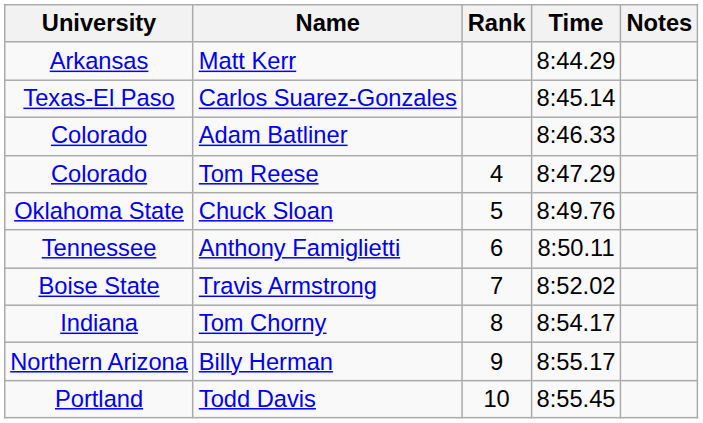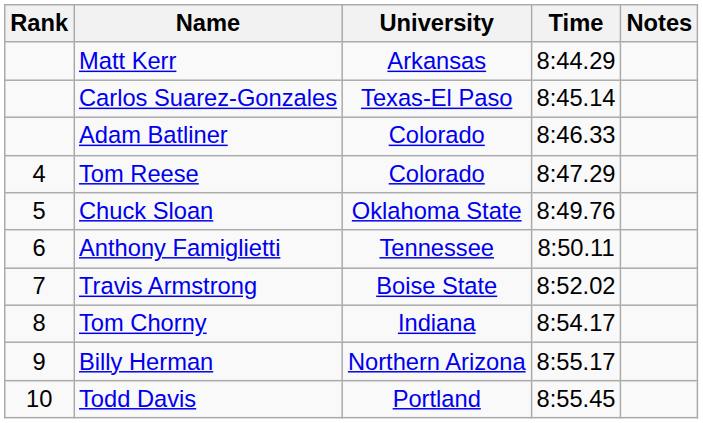columns swapped: (497, 23) <-> (99, 23)
